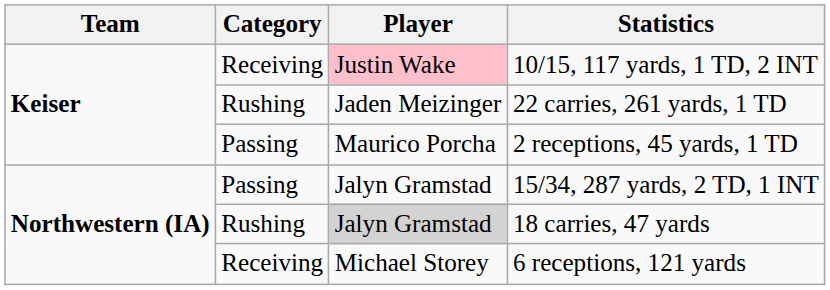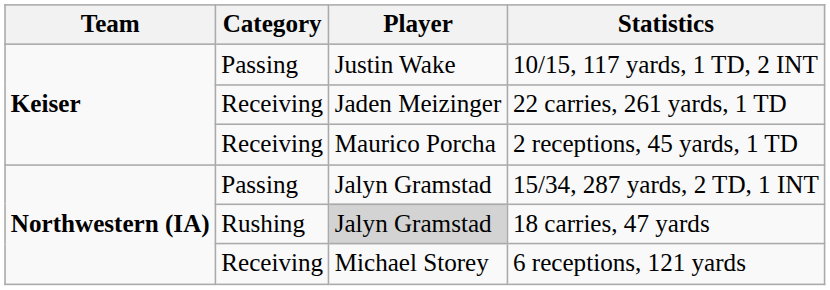(272, 64) Receiving -> (260, 64) Passing
(395, 64) pink background -> (395, 64) no background
(263, 104) Rushing -> (272, 104) Receiving
(260, 144) Passing -> (272, 144) Receiving
